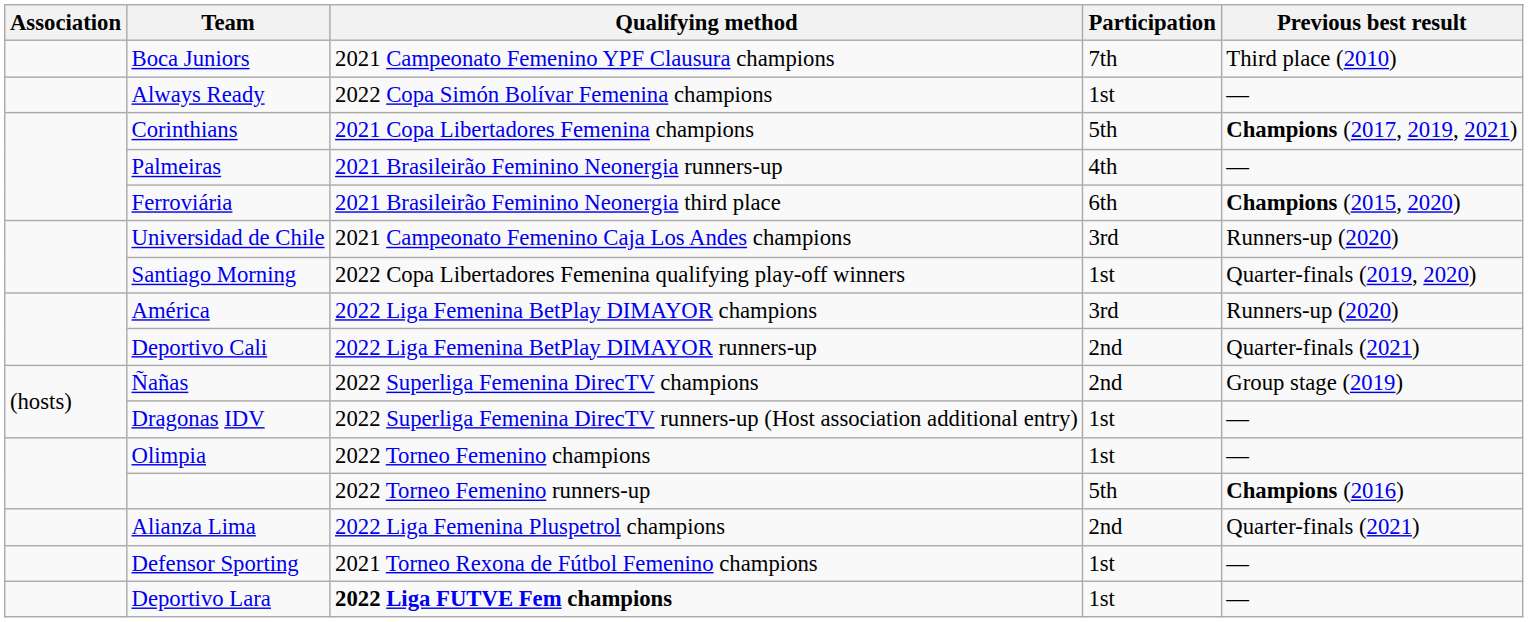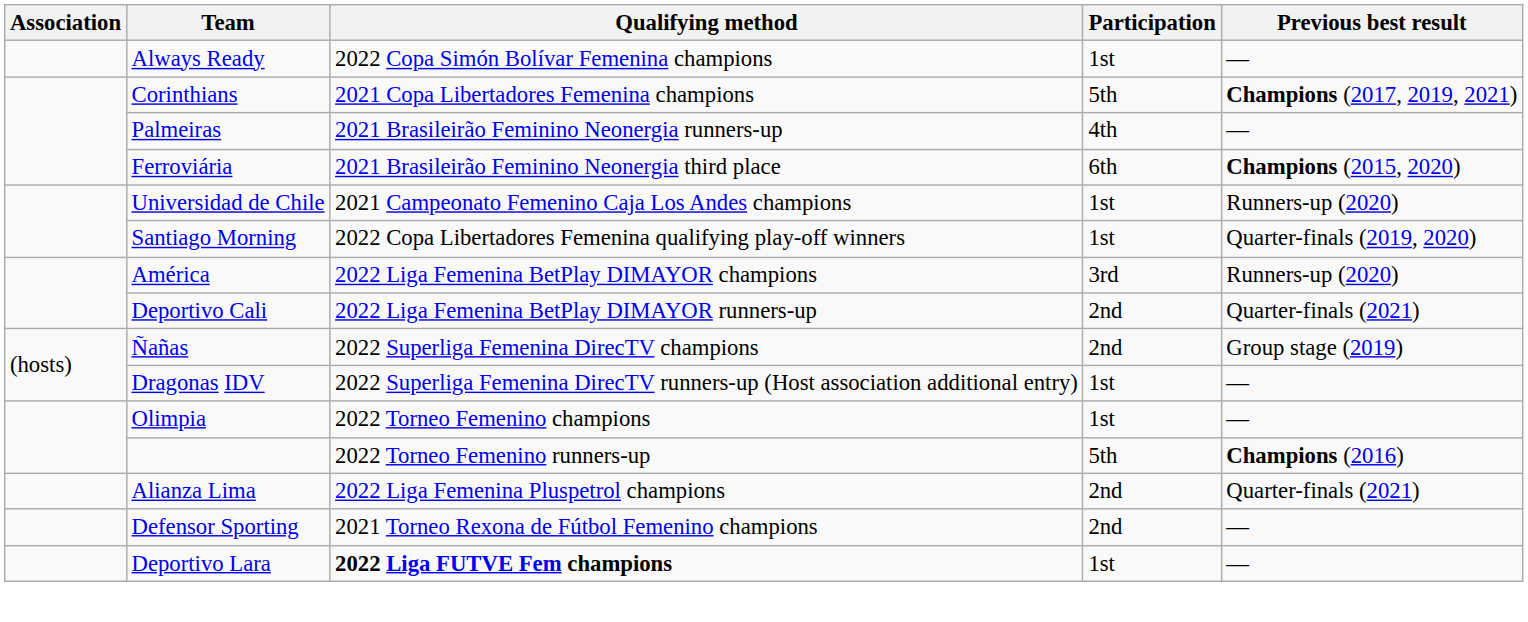- row: (191, 58)
(1104, 238) 3rd -> (1102, 202) 1st
(1102, 563) 1st -> (1105, 526) 2nd
